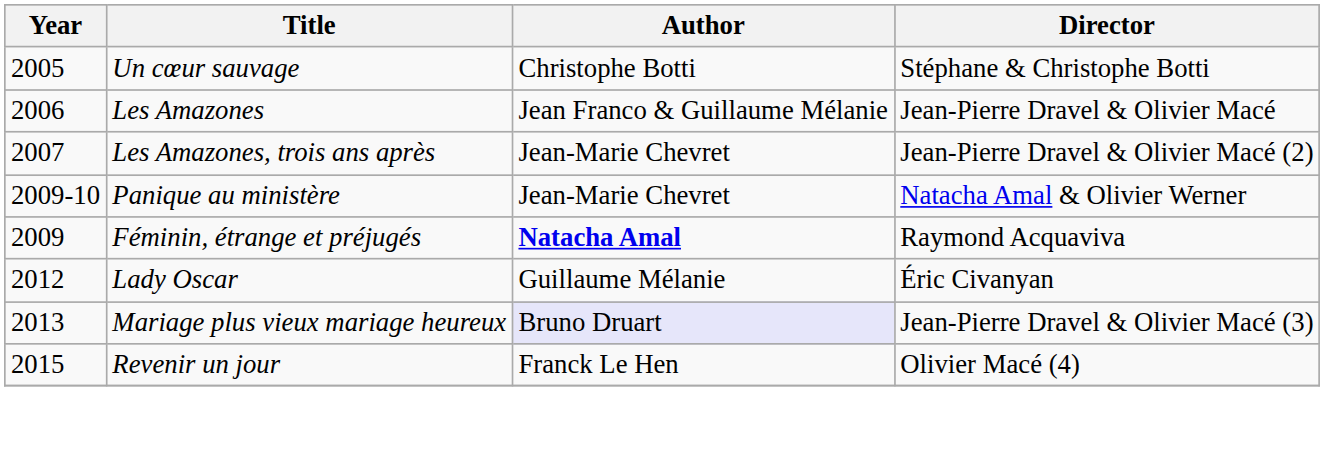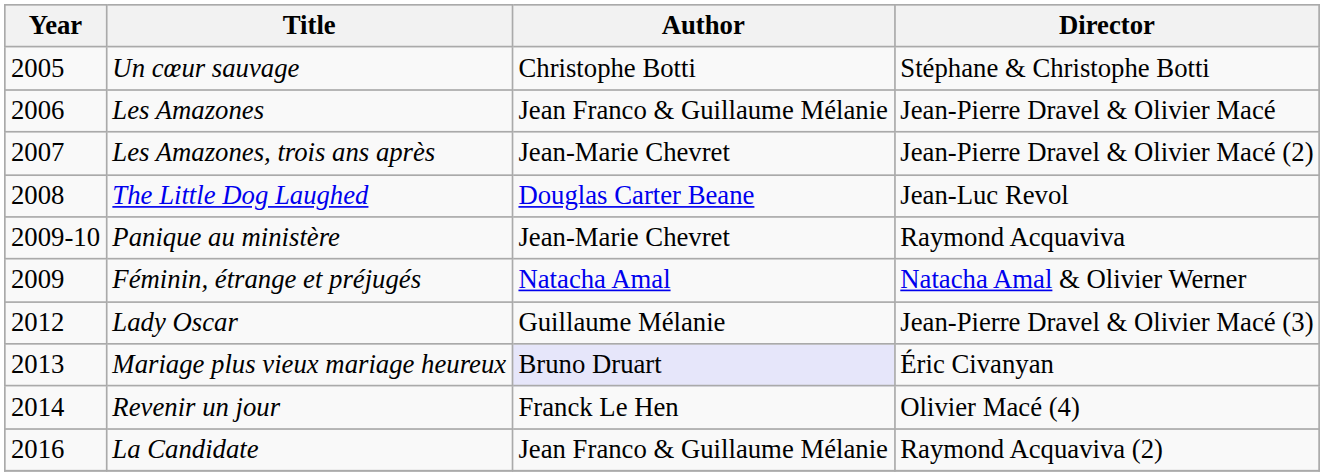+ row: (240, 195)
(1073, 195) Natacha Amal & Olivier Werner -> (1013, 237) Raymond Acquaviva
(600, 237) bold -> (595, 279) normal
(1013, 237) Raymond Acquaviva -> (1073, 279) Natacha Amal & Olivier Werner
(977, 279) Éric Civanyan -> (1107, 322) Jean-Pierre Dravel & Olivier Macé (3)
(1107, 322) Jean-Pierre Dravel & Olivier Macé (3) -> (977, 364) Éric Civanyan
(38, 364) 2015 -> (38, 407) 2014
+ row: (185, 449)
